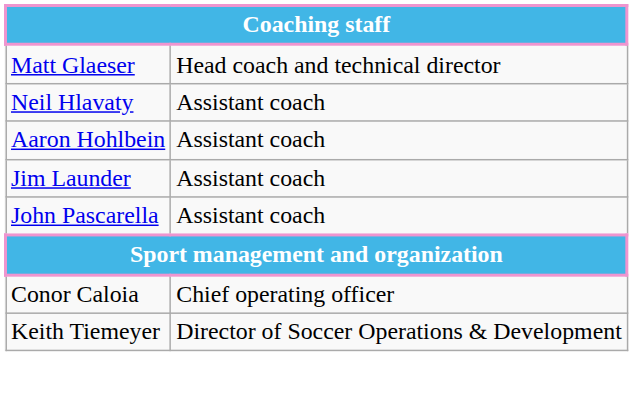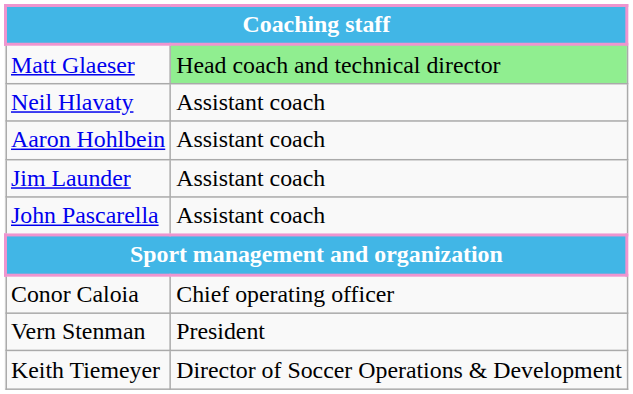(338, 64) no background -> (338, 64) lightgreen background
+ row: (78, 331)
